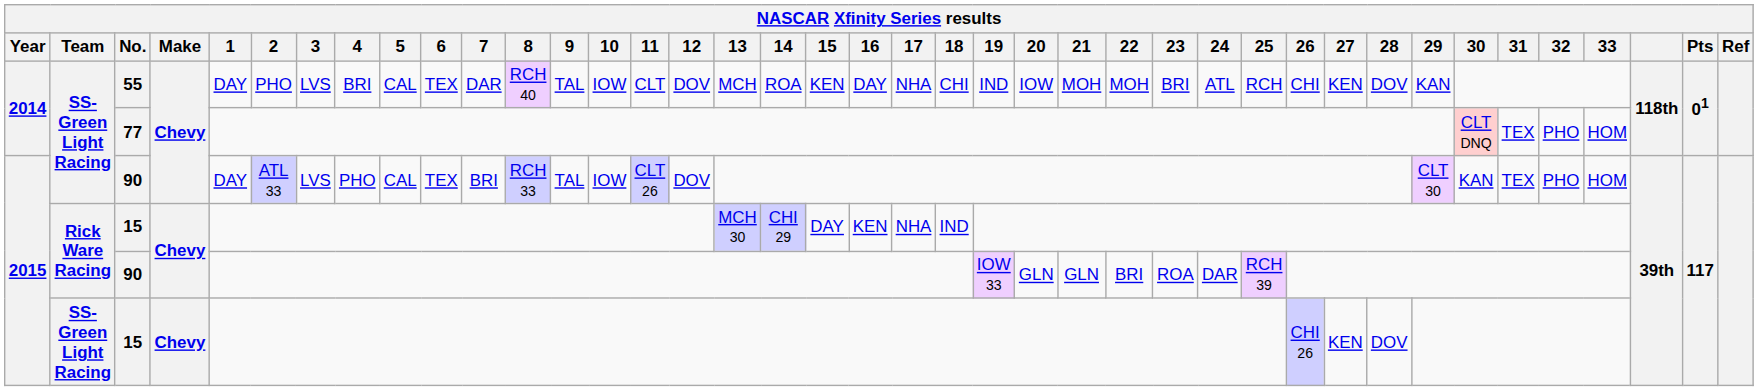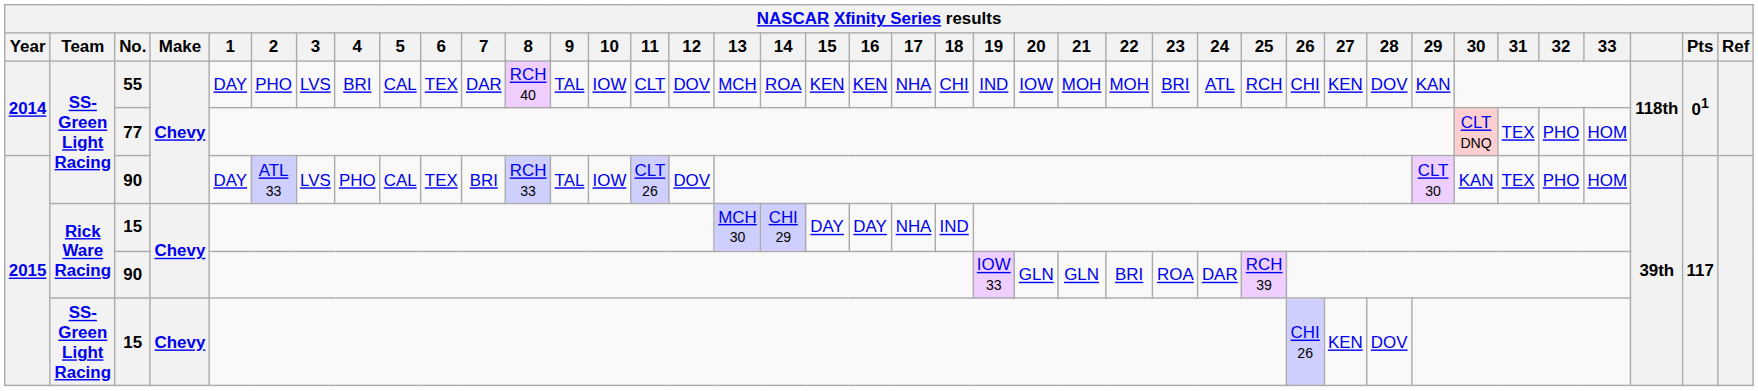(870, 84) DAY -> (870, 84) KEN
(870, 227) KEN -> (870, 227) DAY
